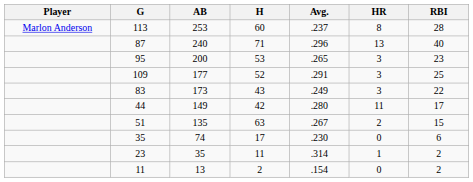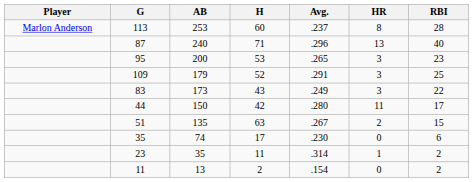(200, 75) 177 -> (200, 75) 179
(200, 106) 149 -> (200, 106) 150
